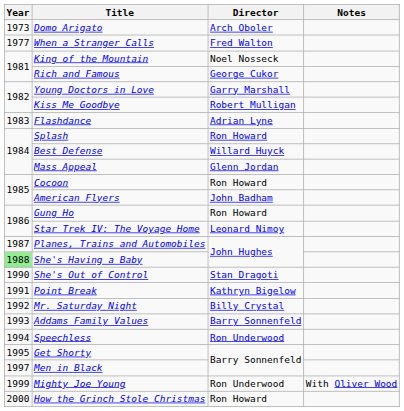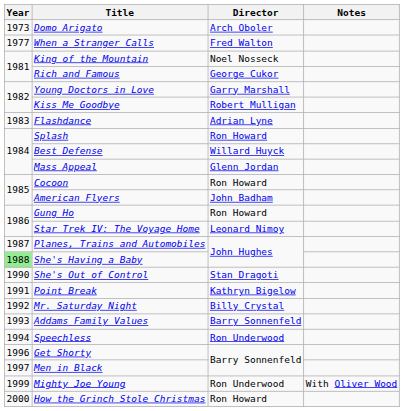(18, 352) 1995 -> (18, 352) 1996
